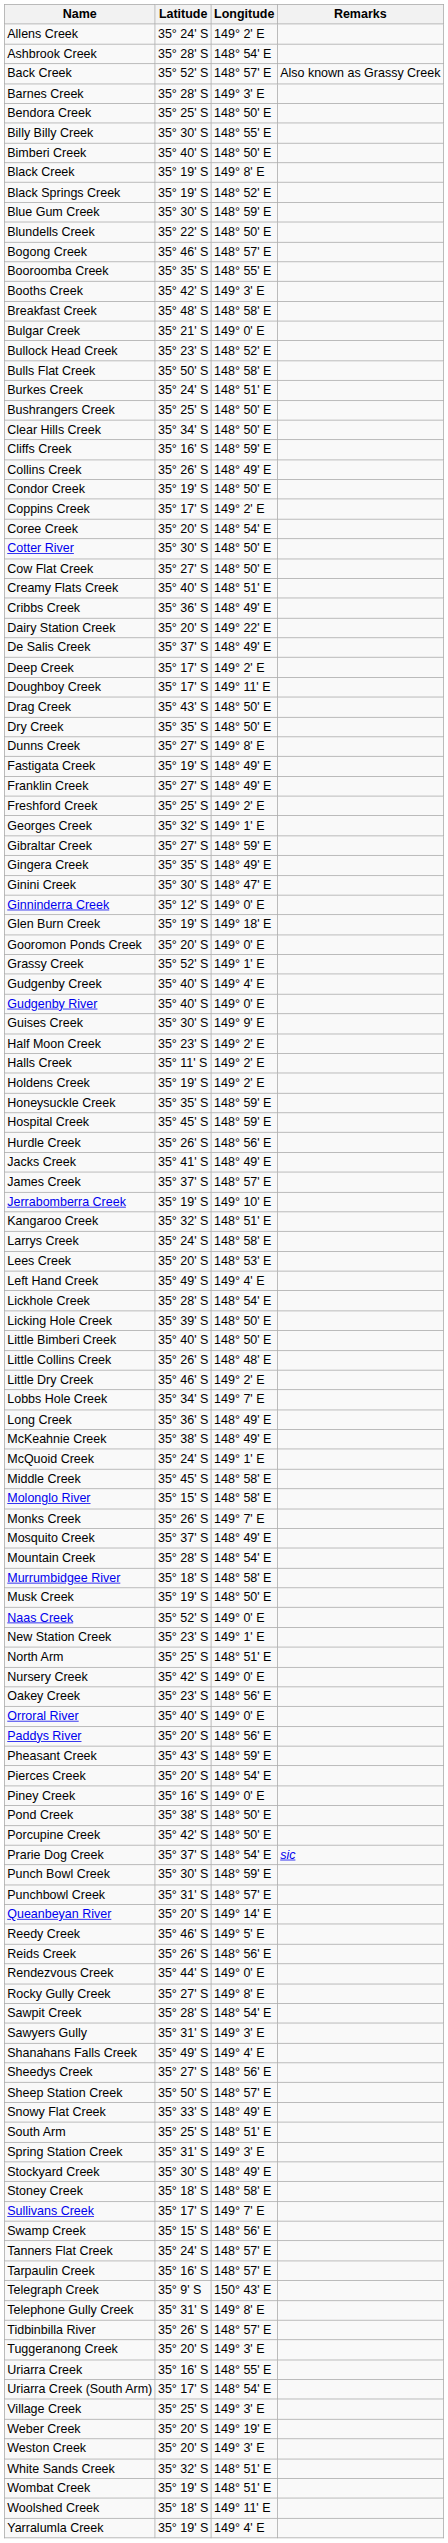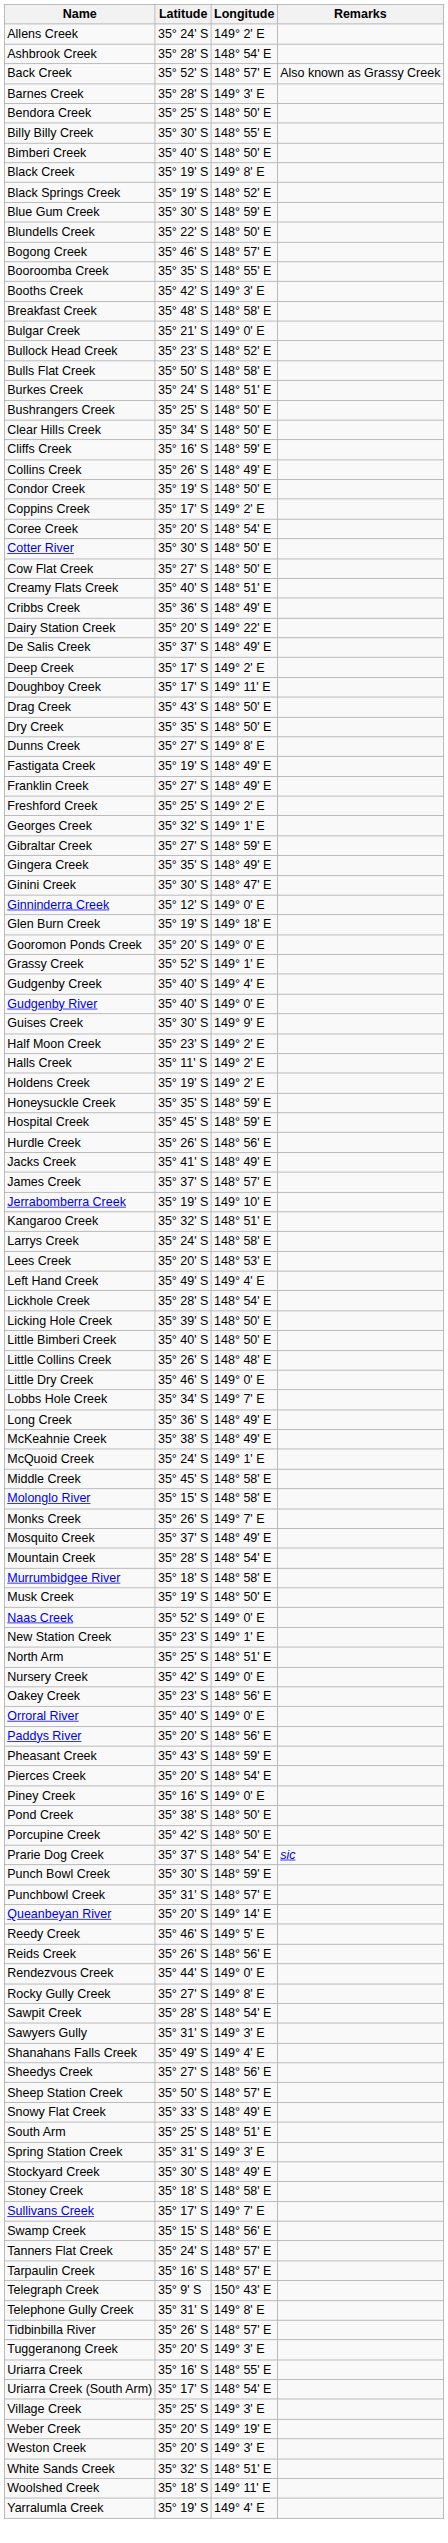(239, 1380) 149° 2' E -> (239, 1380) 149° 0' E
- row: (49, 2488)
